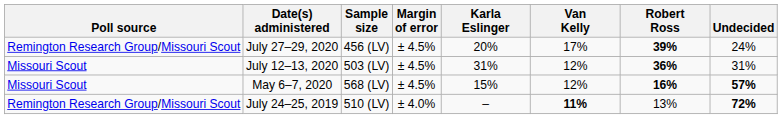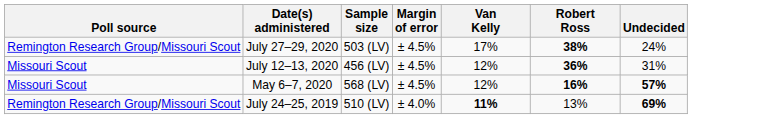- column: (486, 21)
(367, 47) 456 (LV) -> (367, 47) 503 (LV)
(665, 47) 39% -> (575, 47) 38%
(367, 66) 503 (LV) -> (367, 66) 456 (LV)
(744, 104) 72% -> (654, 104) 69%
